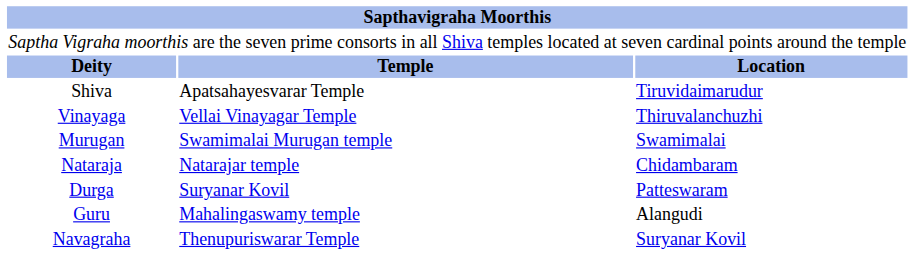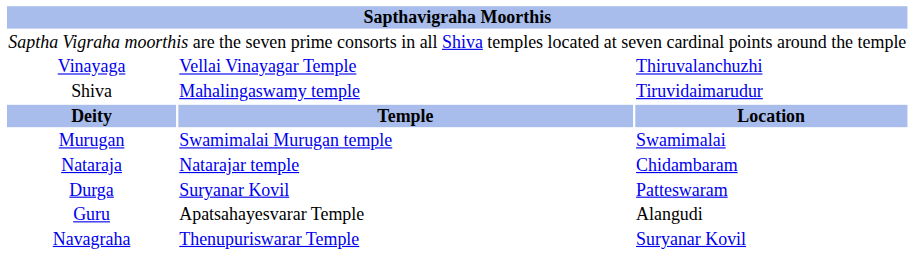rows swapped: (92, 66) <-> (92, 115)
(272, 91) Apatsahayesvarar Temple -> (270, 91) Mahalingaswamy temple
(270, 214) Mahalingaswamy temple -> (272, 214) Apatsahayesvarar Temple
